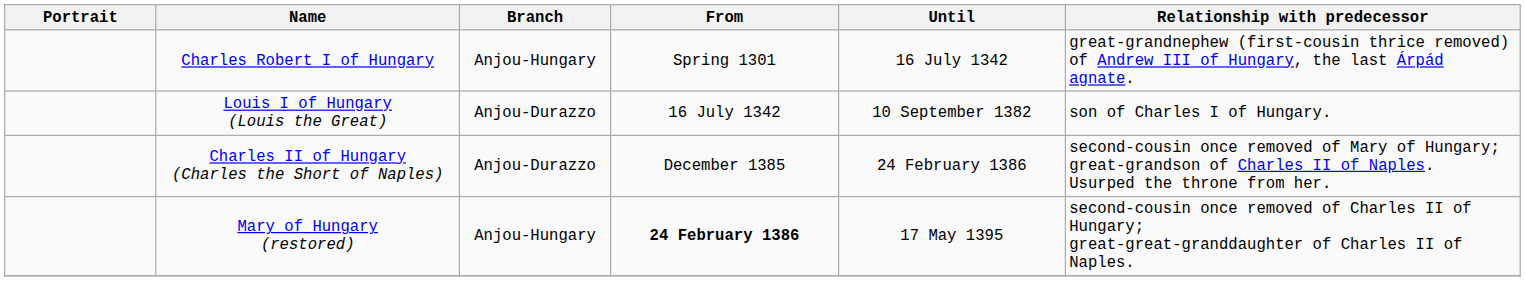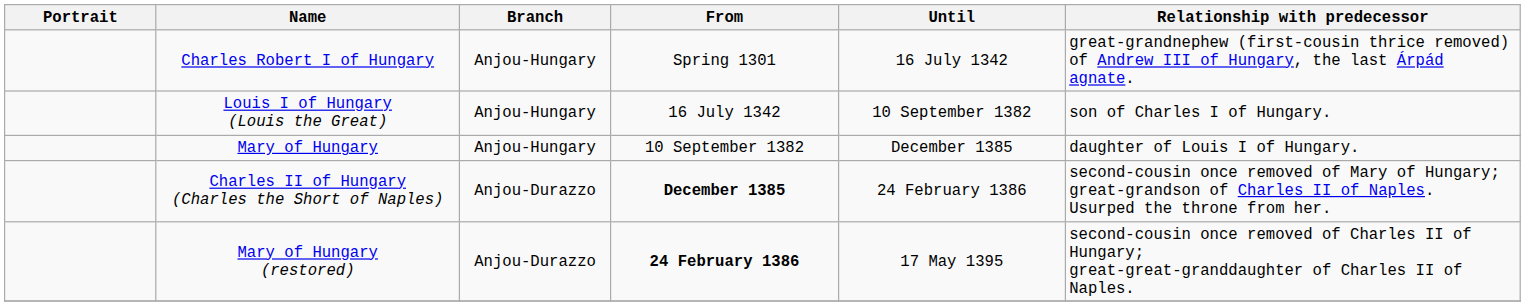(535, 113) Anjou-Durazzo -> (535, 113) Anjou-Hungary
+ row: (308, 148)
(724, 166) normal -> (724, 191) bold
(535, 236) Anjou-Hungary -> (535, 261) Anjou-Durazzo
